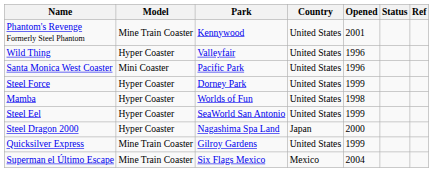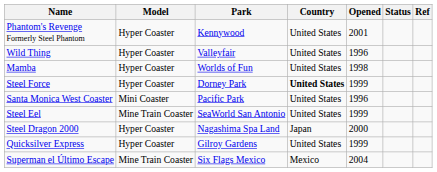(156, 32) Mine Train Coaster -> (146, 32) Hyper Coaster
rows swapped: (59, 68) <-> (21, 99)
(315, 83) normal -> (317, 83) bold
(146, 114) Hyper Coaster -> (156, 114) Mine Train Coaster
(156, 144) Mine Train Coaster -> (146, 144) Hyper Coaster
